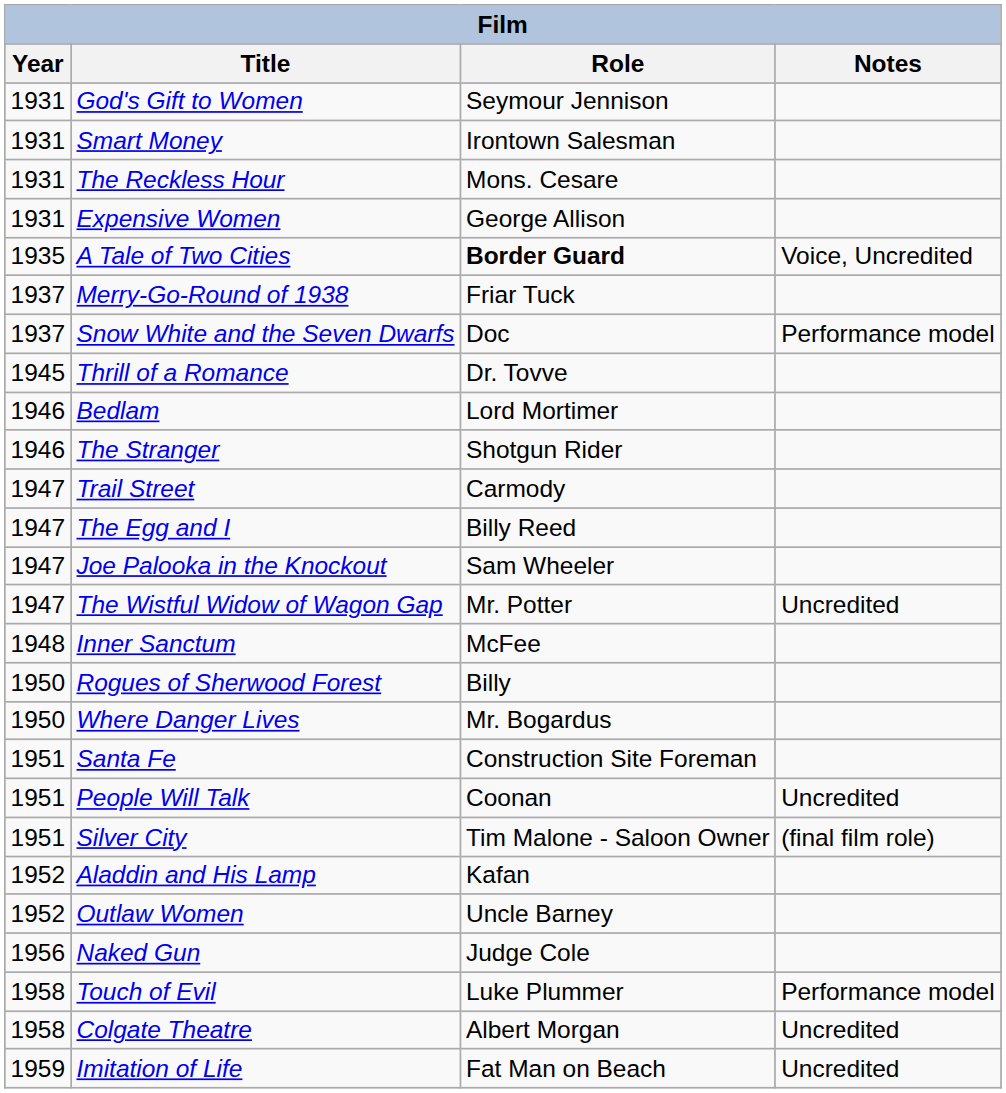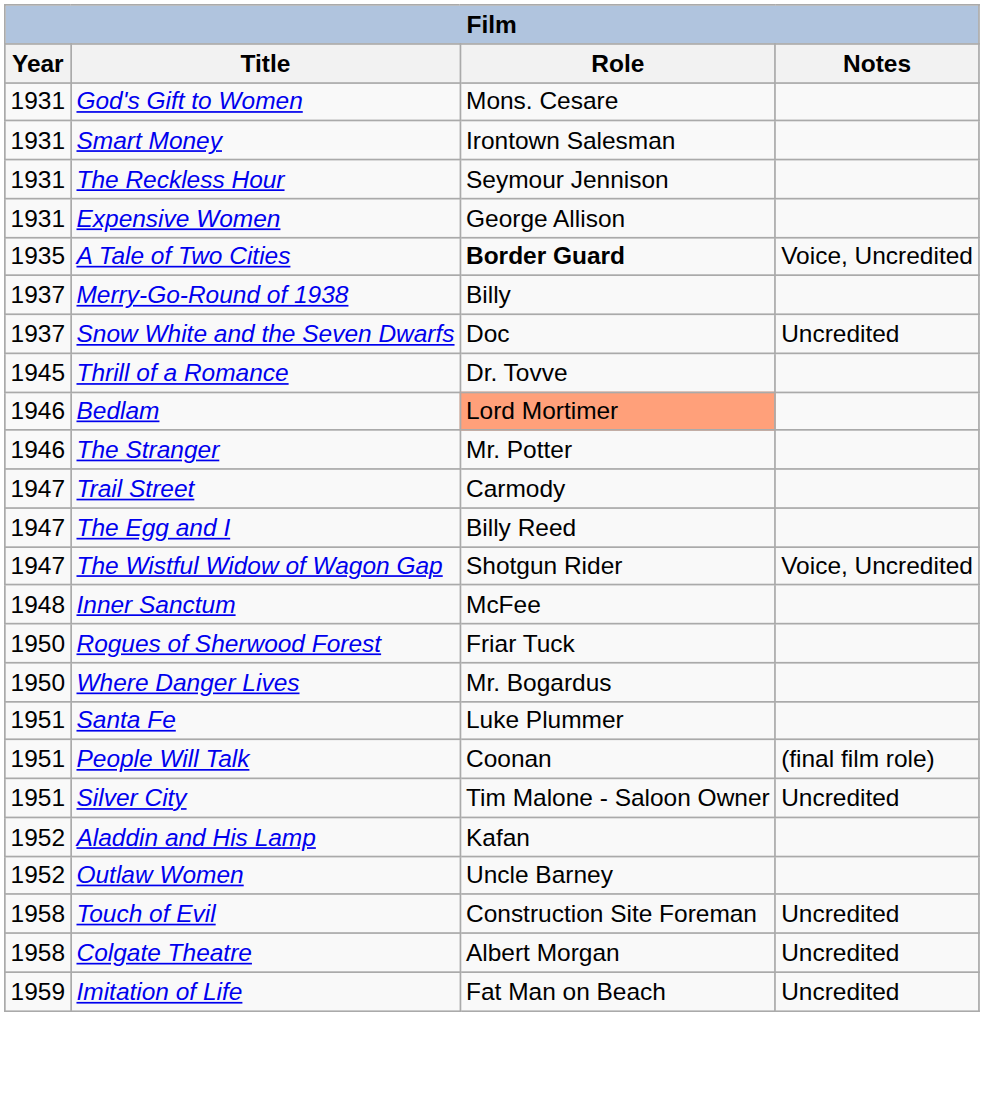(567, 102) Seymour Jennison -> (542, 102) Mons. Cesare
(542, 179) Mons. Cesare -> (567, 179) Seymour Jennison
(520, 295) Friar Tuck -> (488, 295) Billy
(888, 334) Performance model -> (840, 334) Uncredited
(542, 411) no background -> (542, 411) lightsalmon background
(544, 450) Shotgun Rider -> (519, 450) Mr. Potter
- row: (232, 566)
(519, 605) Mr. Potter -> (544, 566) Shotgun Rider
(840, 605) Uncredited -> (877, 566) Voice, Uncredited
(488, 682) Billy -> (520, 643) Friar Tuck
(611, 759) Construction Site Foreman -> (545, 721) Luke Plummer
(840, 798) Uncredited -> (858, 759) (final film role)
(858, 837) (final film role) -> (840, 798) Uncredited
- row: (138, 953)
(545, 991) Luke Plummer -> (611, 914) Construction Site Foreman
(888, 991) Performance model -> (840, 914) Uncredited
